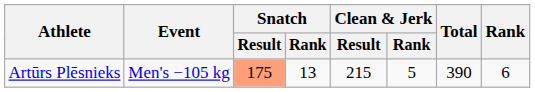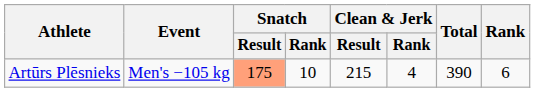(308, 73) 13 -> (308, 73) 10
(412, 73) 5 -> (412, 73) 4
